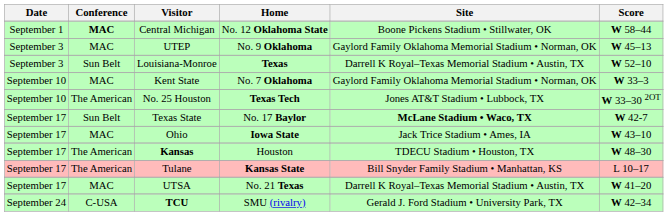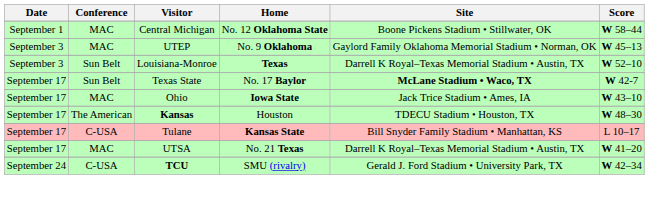(101, 30) bold -> (102, 30) normal
- row: (177, 81)
- row: (177, 99)
(102, 168) The American -> (102, 132) C-USA
